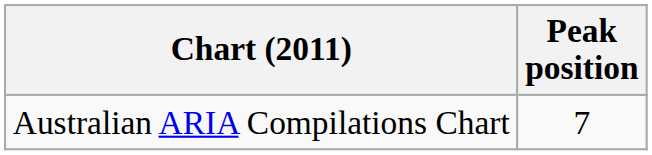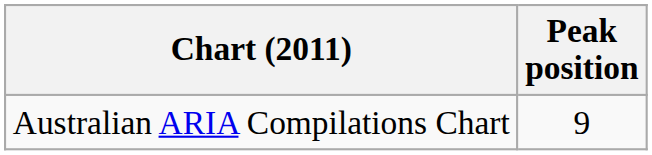(582, 121) 7 -> (582, 121) 9
